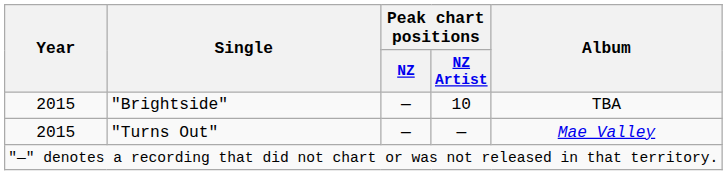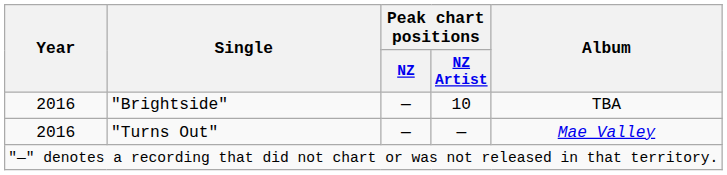(56, 105) 2015 -> (56, 105) 2016
(56, 132) 2015 -> (56, 132) 2016
